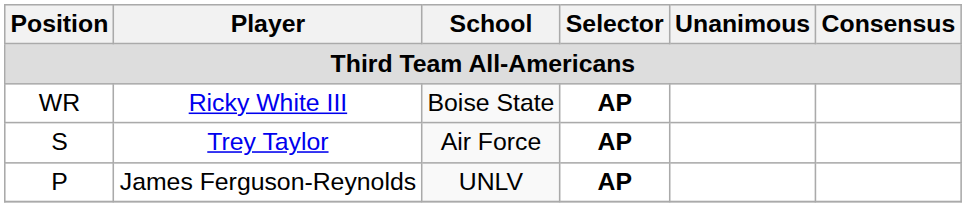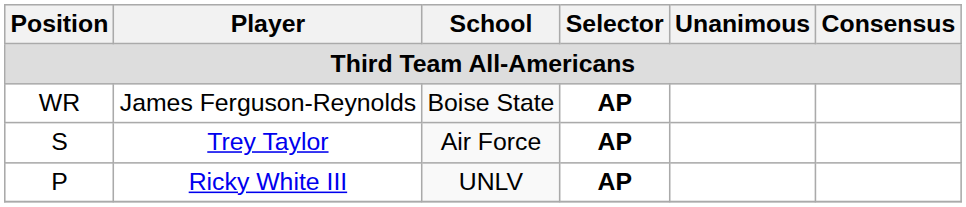(268, 102) Ricky White III -> (268, 102) James Ferguson-Reynolds
(268, 181) James Ferguson-Reynolds -> (268, 181) Ricky White III
